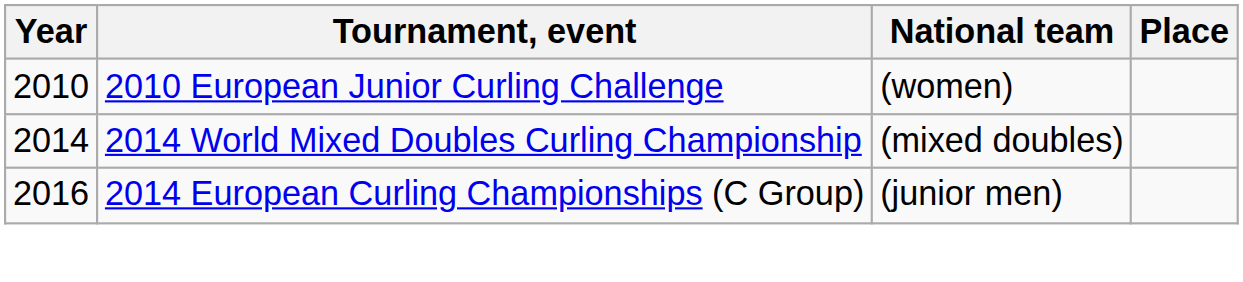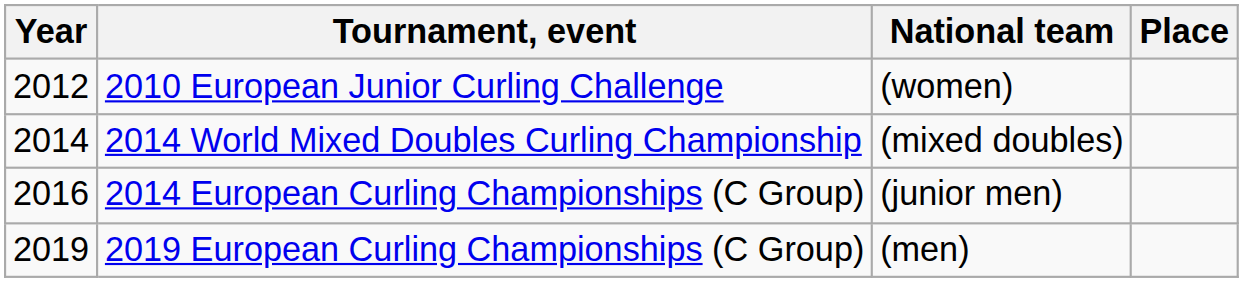(51, 85) 2010 -> (51, 85) 2012
+ row: (485, 248)
